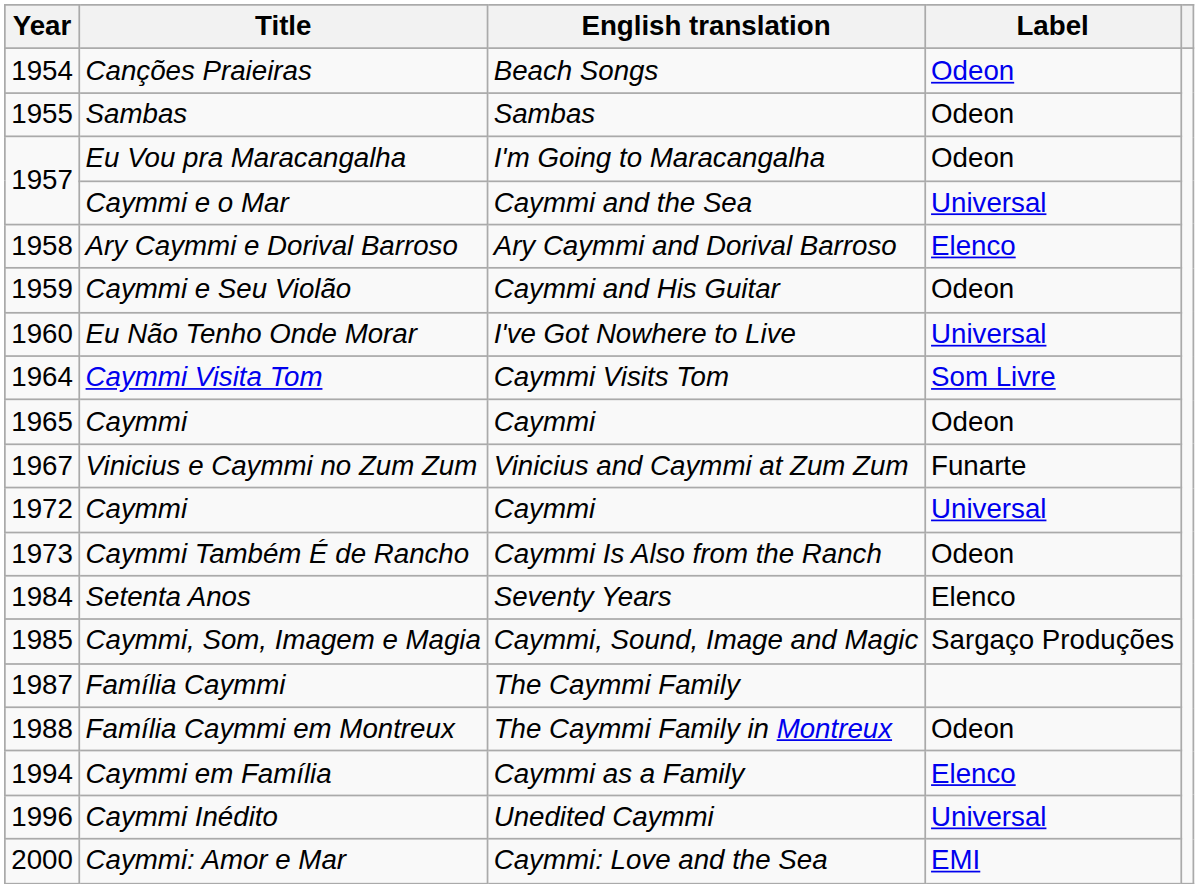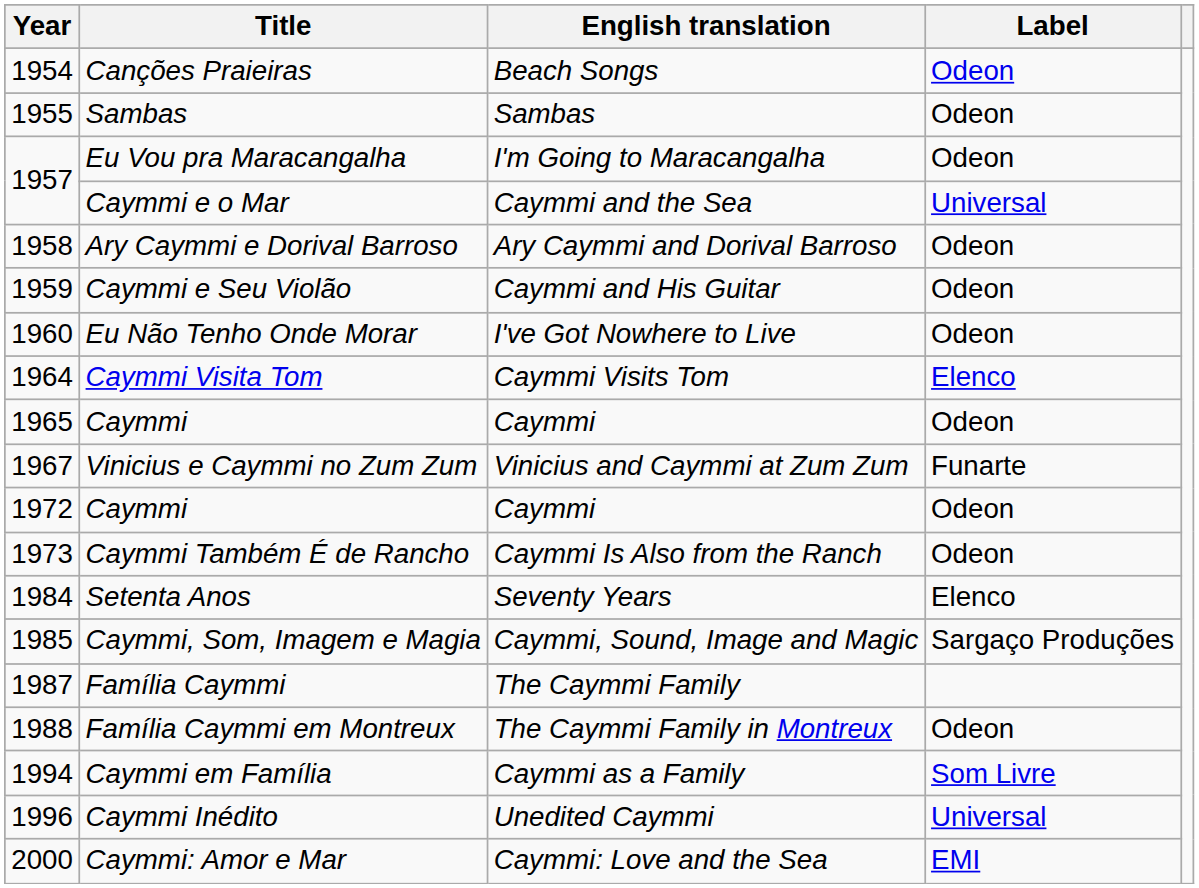(973, 245) Elenco -> (973, 245) Odeon
(989, 333) Universal -> (973, 333) Odeon
(993, 377) Som Livre -> (973, 377) Elenco
(989, 509) Universal -> (973, 509) Odeon
(973, 772) Elenco -> (993, 772) Som Livre
